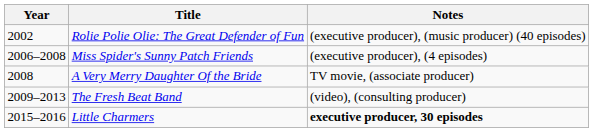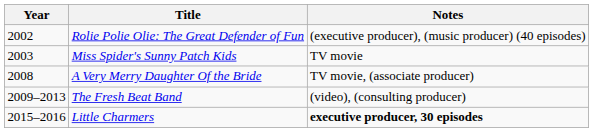+ row: (154, 55)
- row: (162, 55)
